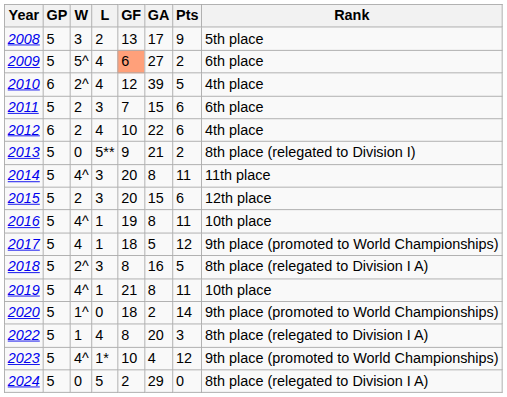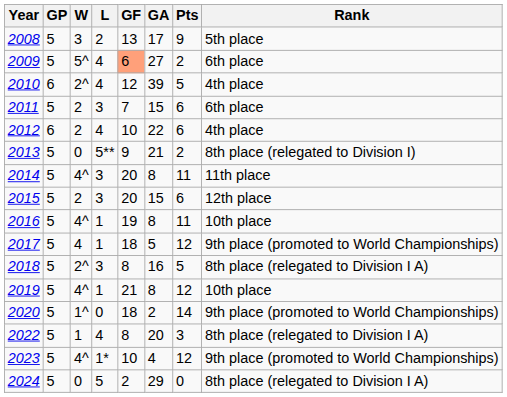(184, 289) 11 -> (184, 289) 12
